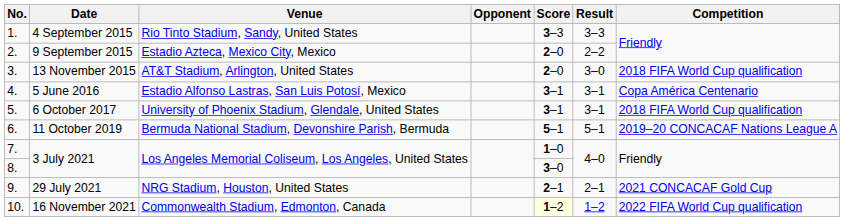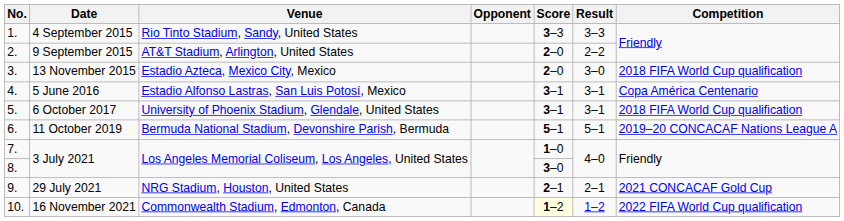(239, 52) Estadio Azteca, Mexico City, Mexico -> (247, 52) AT&T Stadium, Arlington, United States
(247, 71) AT&T Stadium, Arlington, United States -> (239, 71) Estadio Azteca, Mexico City, Mexico
